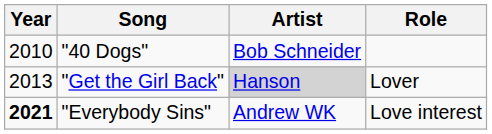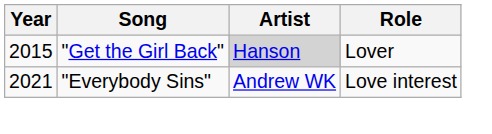- row: (105, 50)
(31, 81) 2013 -> (31, 50) 2015
(31, 112) bold -> (31, 81) normal
